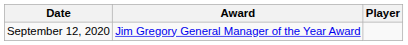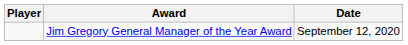columns swapped: (383, 13) <-> (58, 13)
